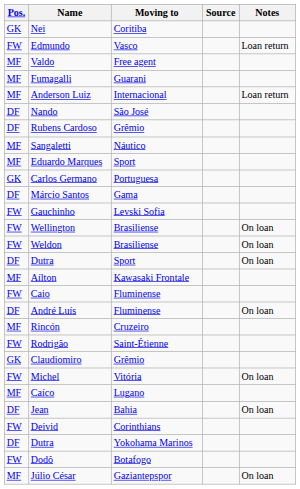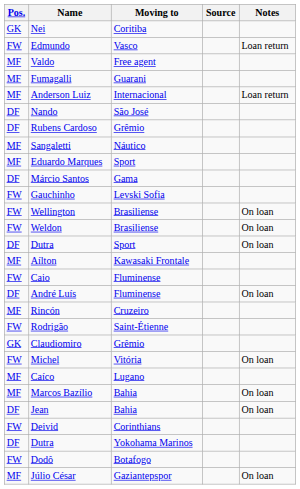- row: (64, 178)
+ row: (62, 393)
